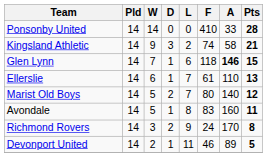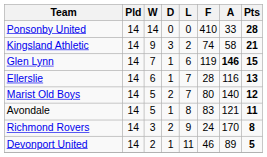(208, 62) 118 -> (208, 62) 119
(208, 78) 61 -> (208, 78) 28
(230, 78) 110 -> (230, 78) 116
(230, 111) 160 -> (230, 111) 121
